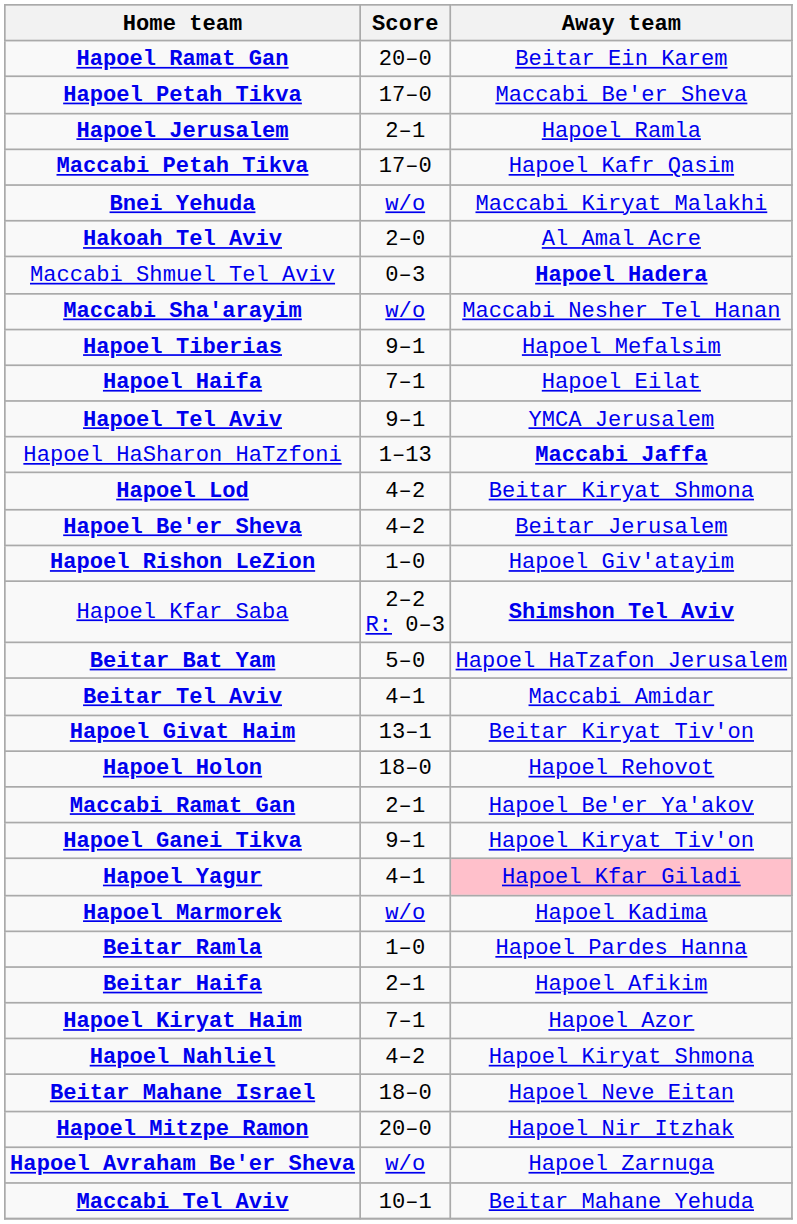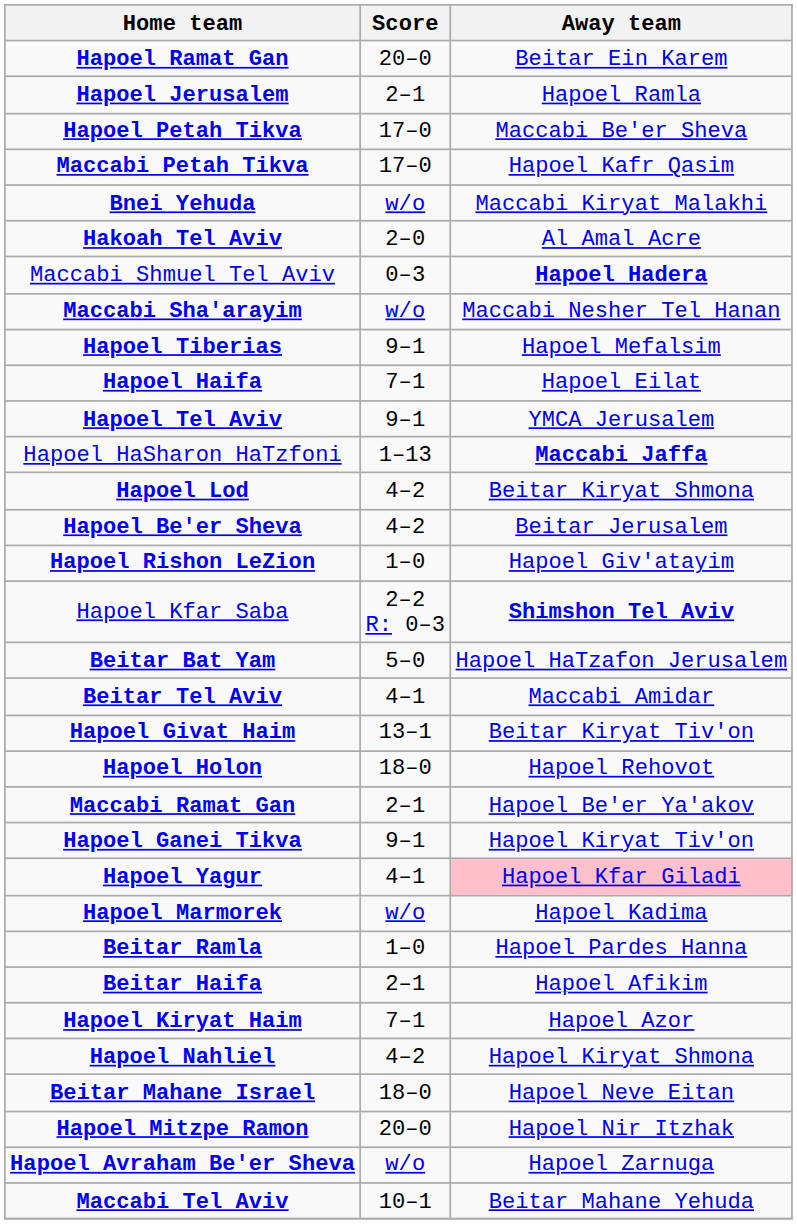rows swapped: (183, 131) <-> (183, 95)
